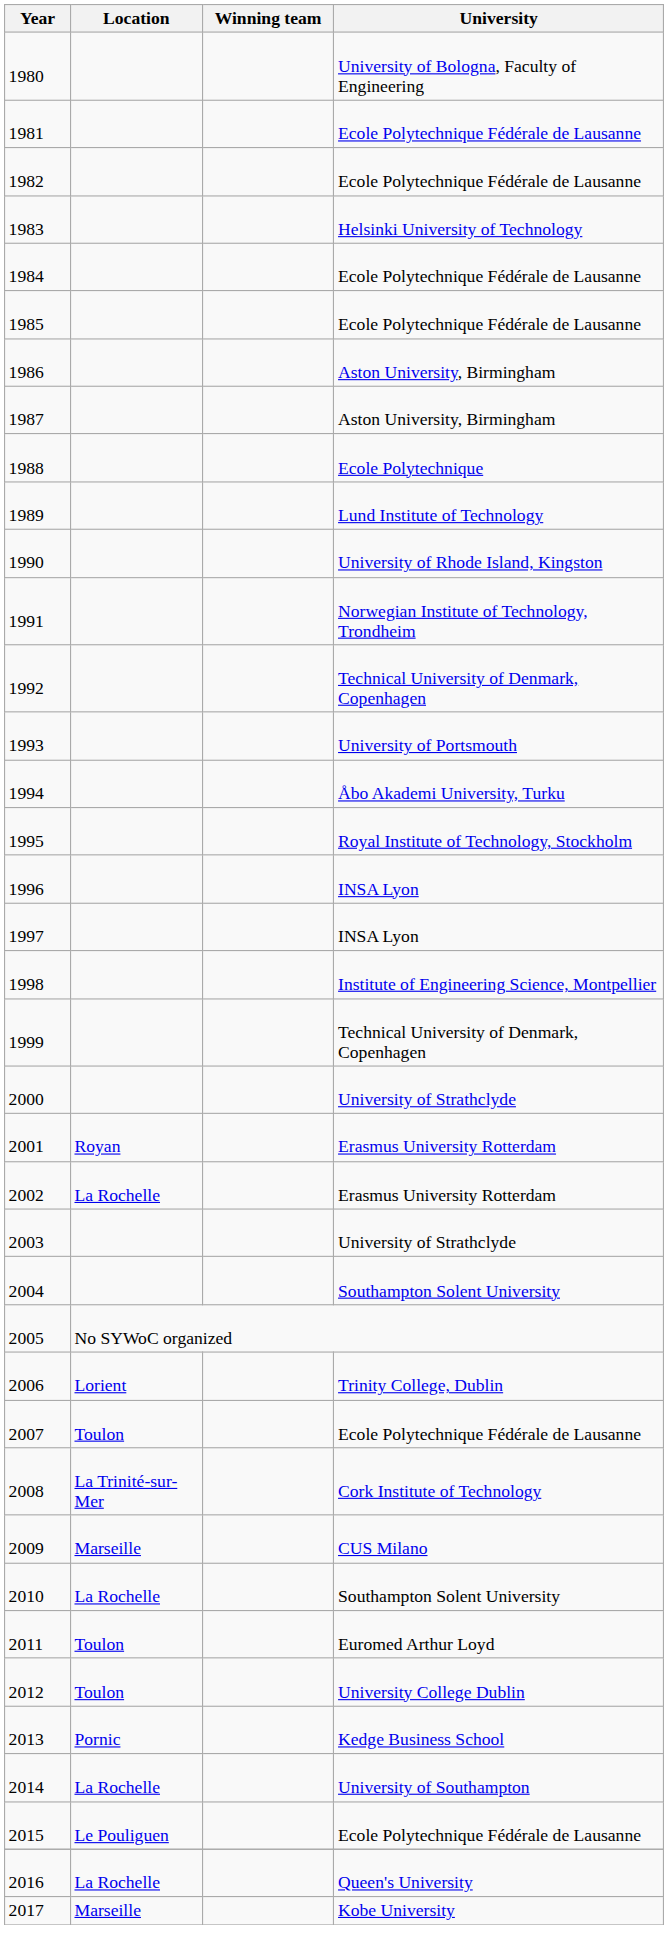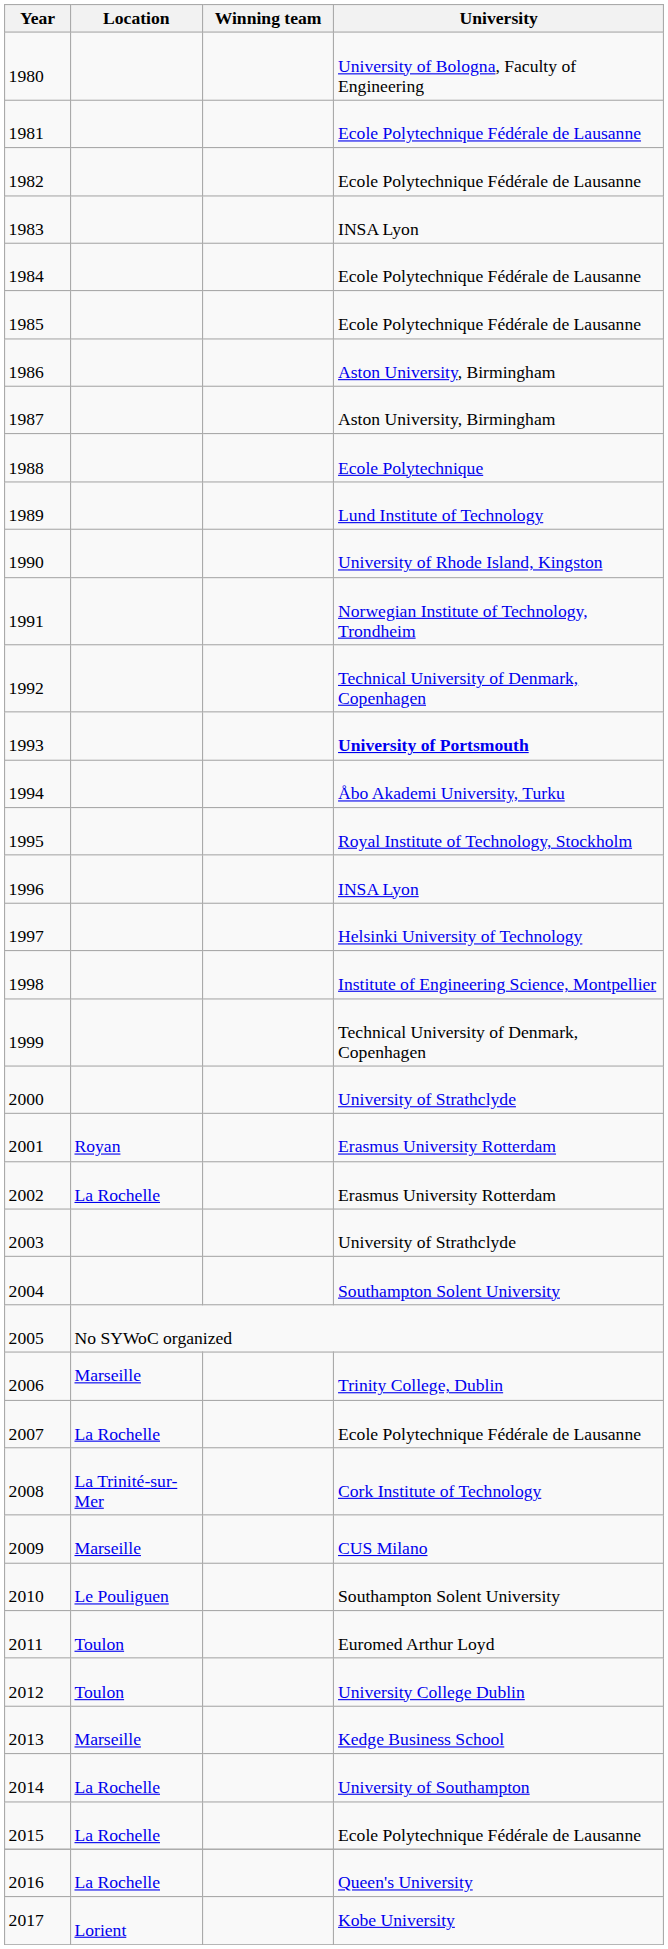(460, 229) Helsinki University of Technology -> (378, 229) INSA Lyon
(428, 745) normal -> (433, 745) bold
(378, 936) INSA Lyon -> (460, 936) Helsinki University of Technology
(100, 1385) Lorient -> (108, 1375) Marseille
(99, 1433) Toulon -> (117, 1433) La Rochelle
(117, 1596) La Rochelle -> (122, 1596) Le Pouliguen
(97, 1739) Pornic -> (108, 1739) Marseille
(122, 1835) Le Pouliguen -> (117, 1835) La Rochelle
(108, 1910) Marseille -> (100, 1930) Lorient
